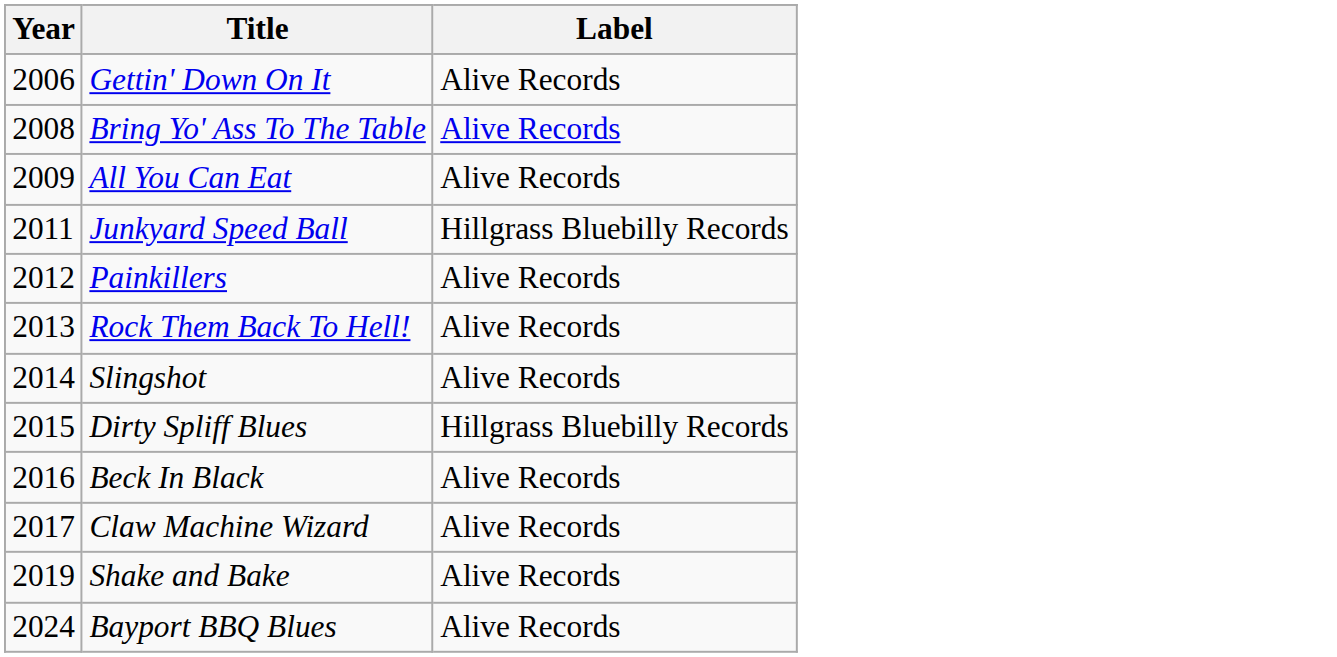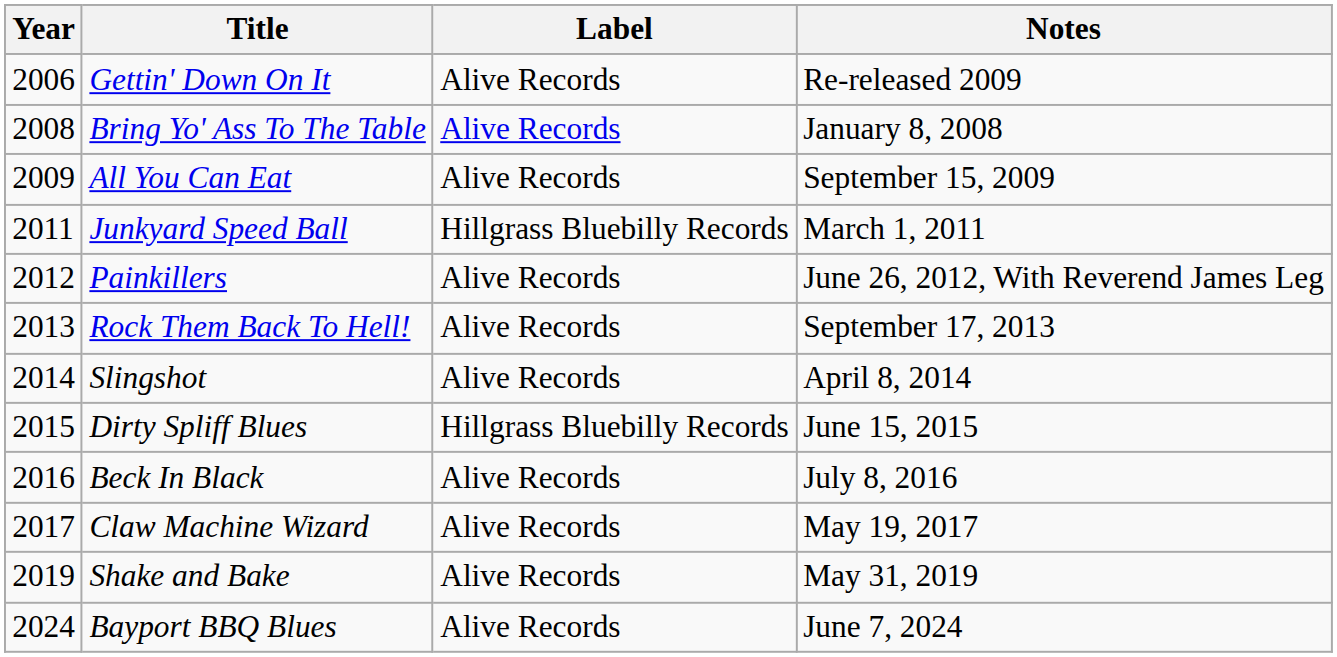+ column: (1063, 29)
